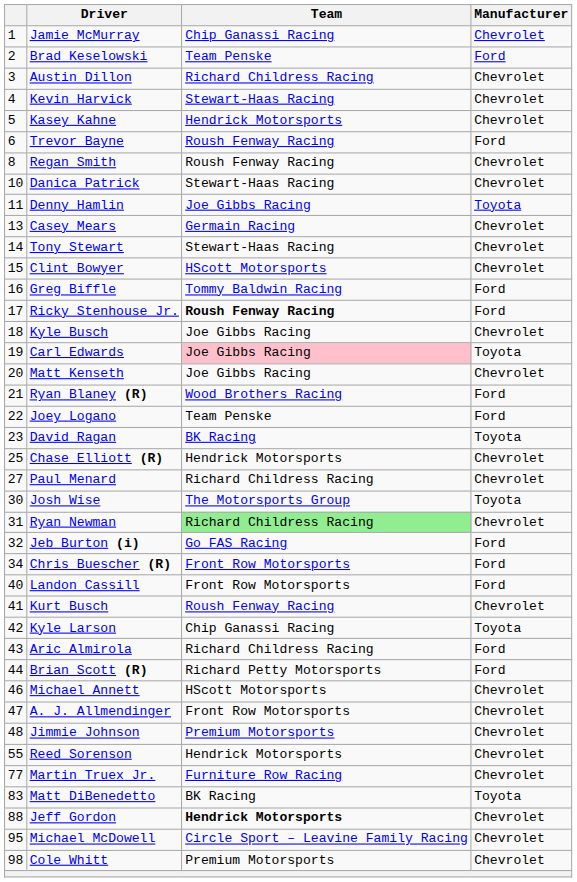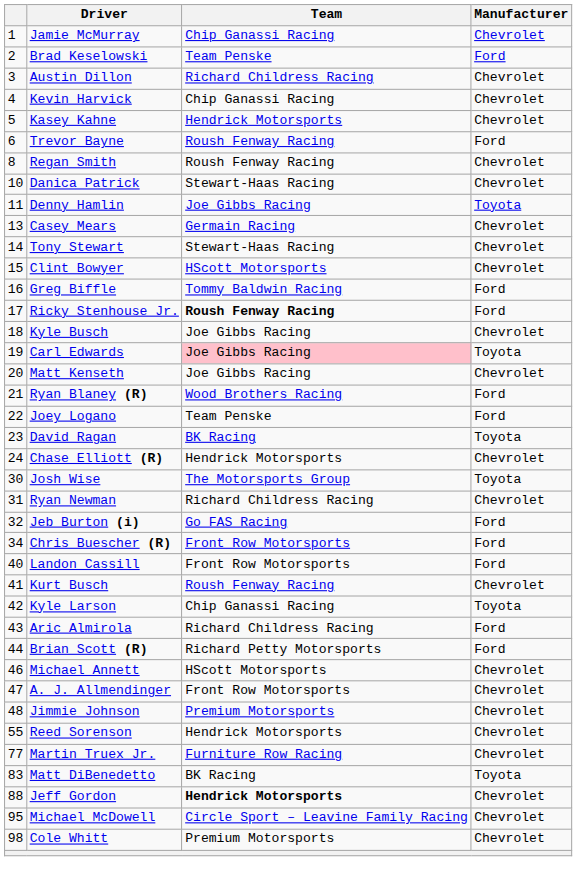(260, 100) Stewart-Haas Racing -> (260, 100) Chip Ganassi Racing
(16, 459) 25 -> (16, 459) 24
- row: (73, 480)
(279, 523) lightgreen background -> (279, 502) no background
